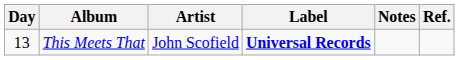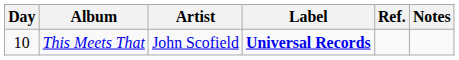columns swapped: (397, 17) <-> (437, 17)
(22, 42) 13 -> (22, 42) 10
